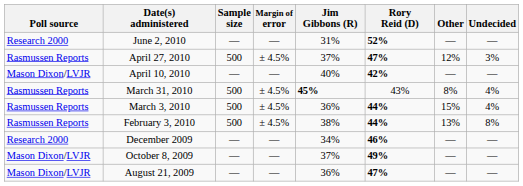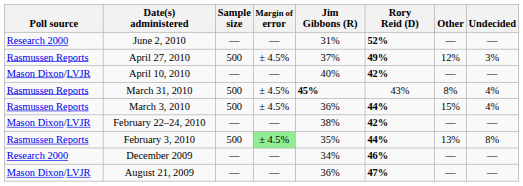(378, 57) 47% -> (378, 57) 49%
+ row: (159, 123)
(274, 123) no background -> (274, 139) lightgreen background
(330, 123) 38% -> (330, 139) 35%
- row: (159, 156)
